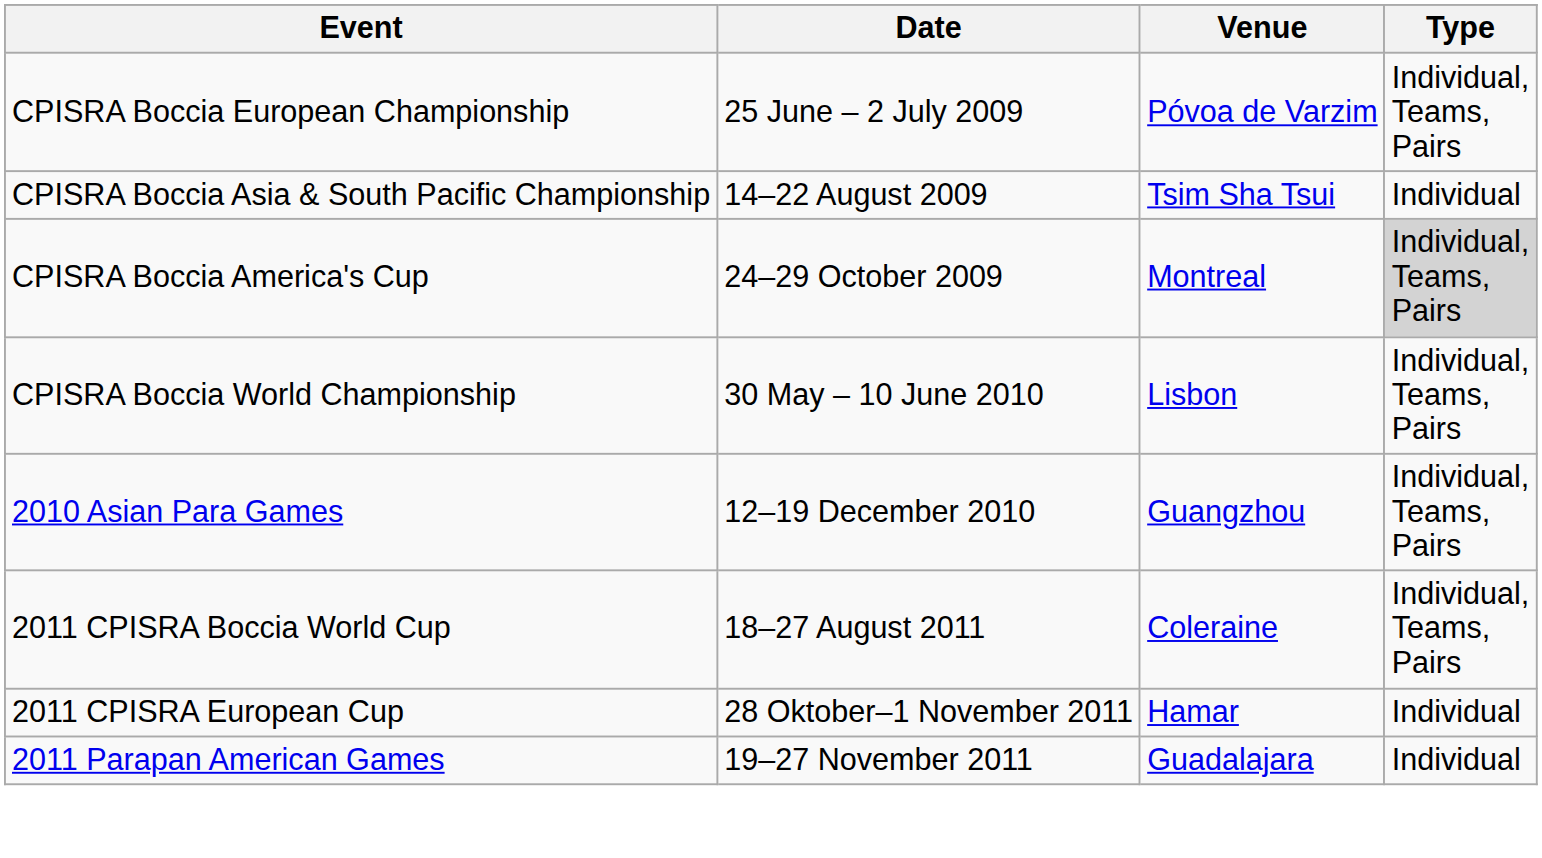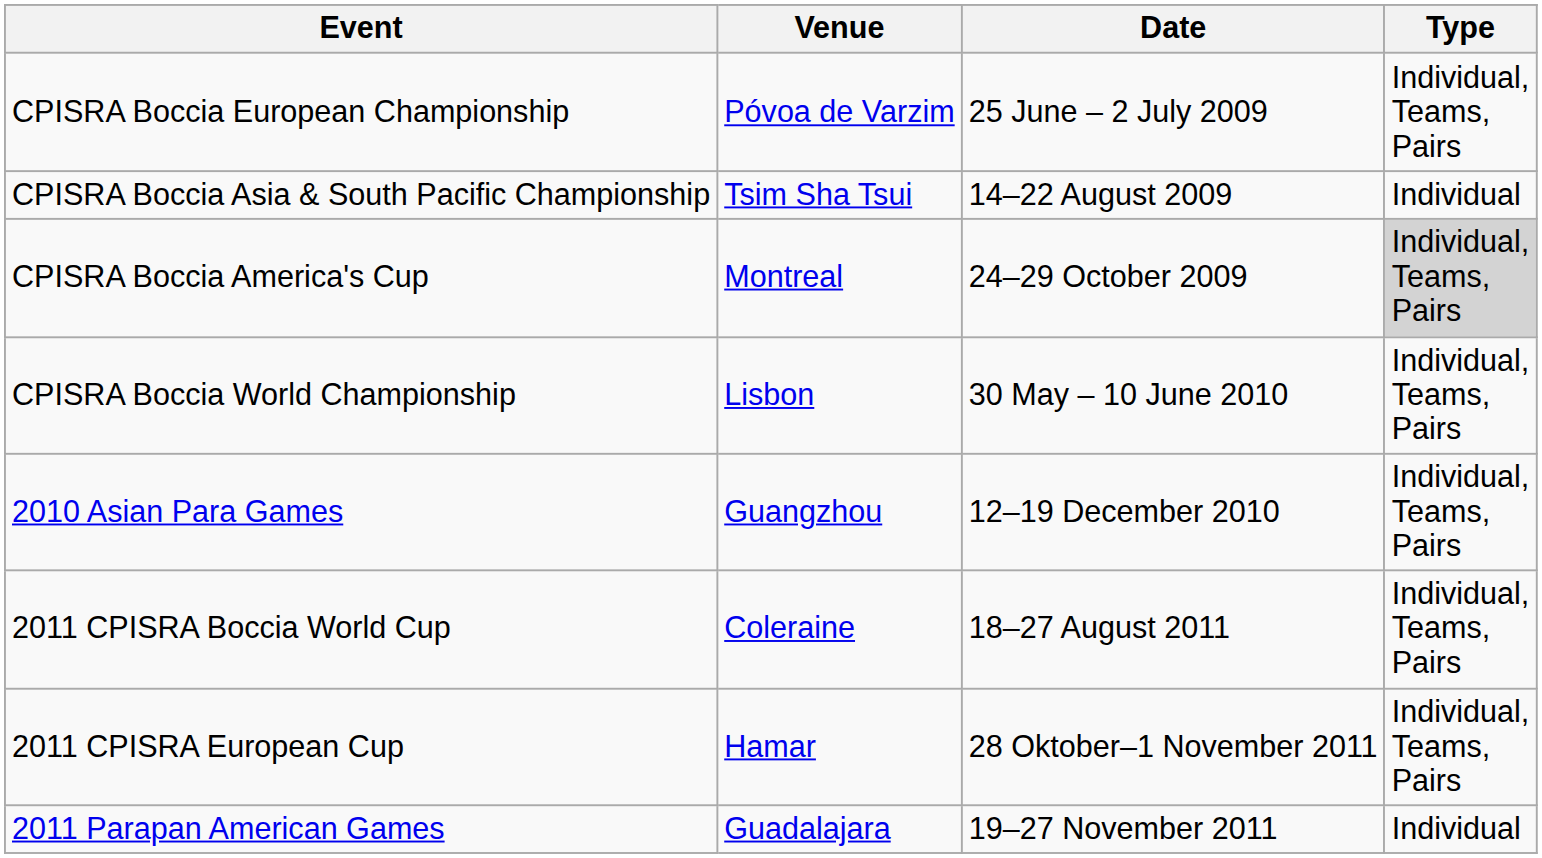columns swapped: (929, 28) <-> (1262, 28)
(1456, 711) Individual -> (1461, 746) Individual, Teams, Pairs
